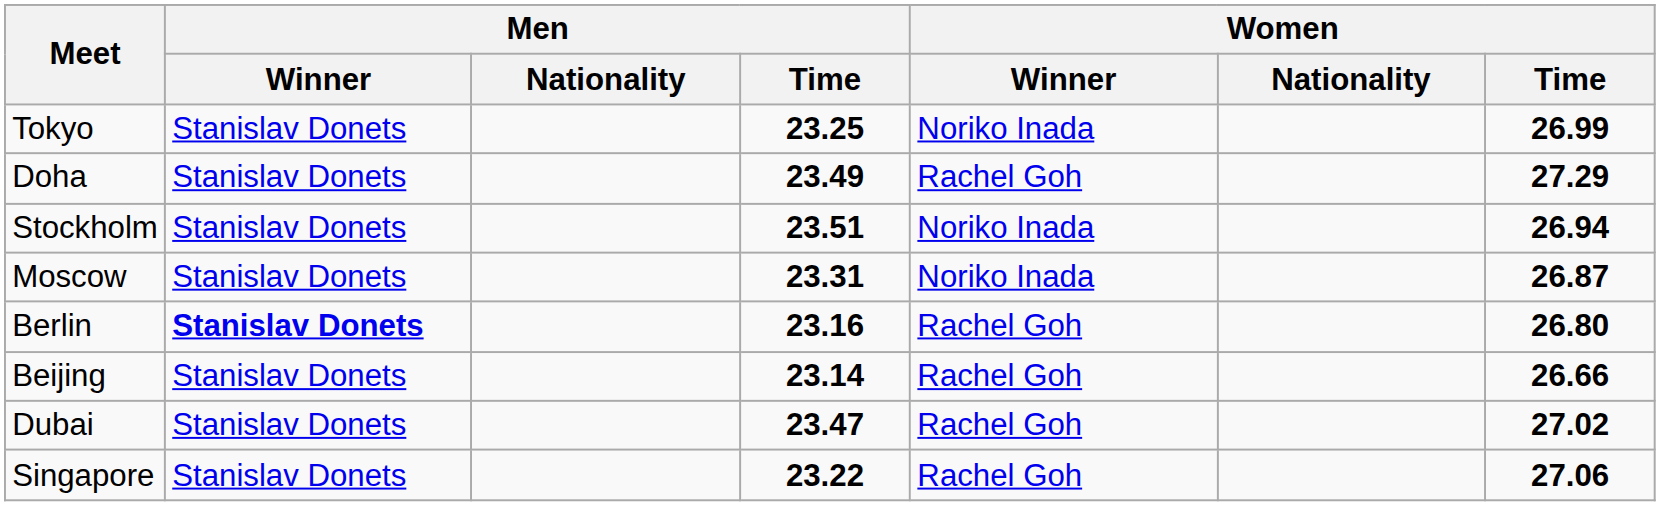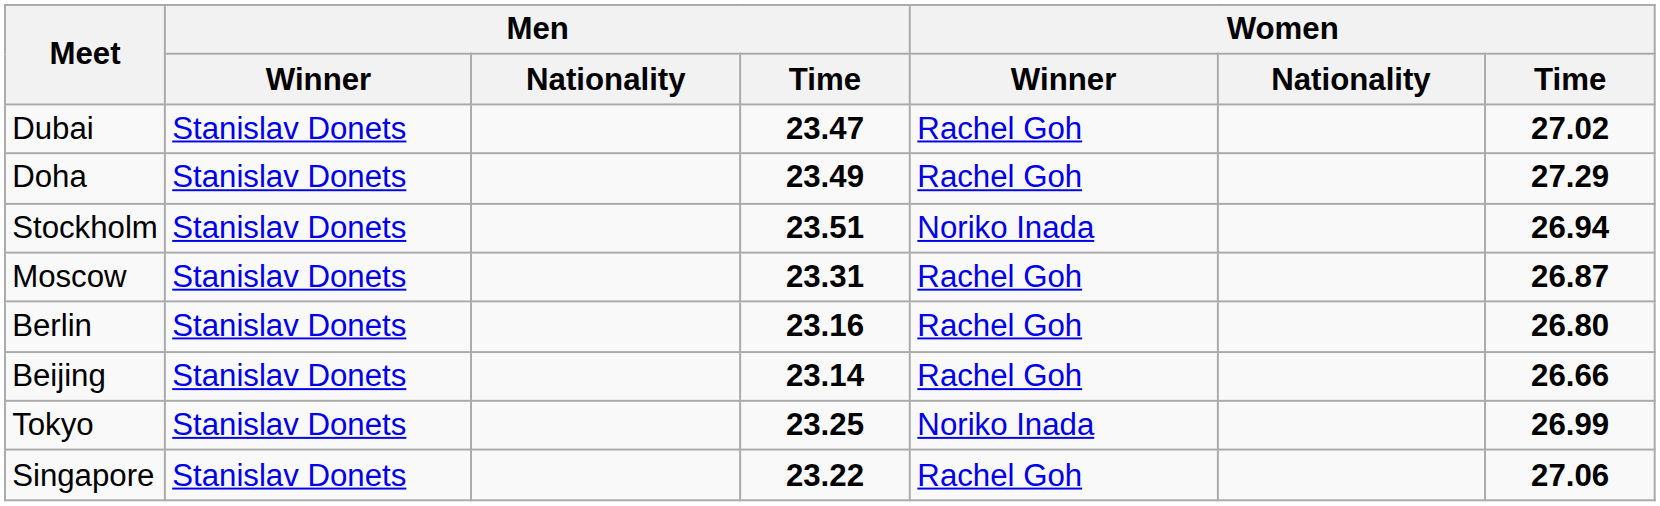rows swapped: (53, 425) <-> (53, 128)
(1006, 276) Noriko Inada -> (1000, 276) Rachel Goh
(298, 326) bold -> (289, 326) normal
